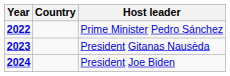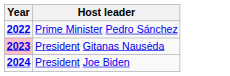- column: (55, 12)
(19, 46) no background -> (19, 46) pink background
